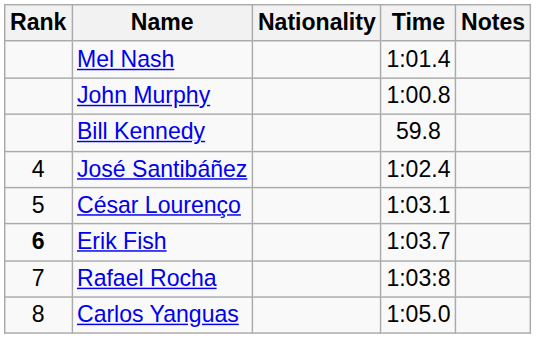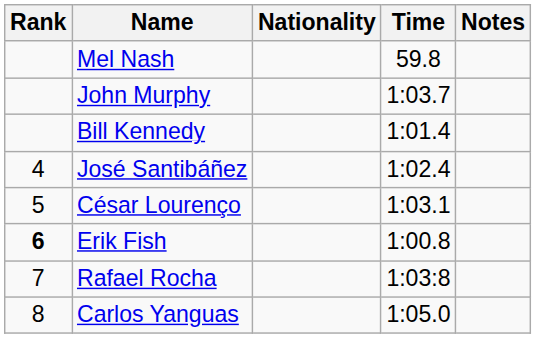(418, 59) 1:01.4 -> (418, 59) 59.8
(418, 95) 1:00.8 -> (418, 95) 1:03.7
(418, 132) 59.8 -> (418, 132) 1:01.4
(418, 242) 1:03.7 -> (418, 242) 1:00.8
